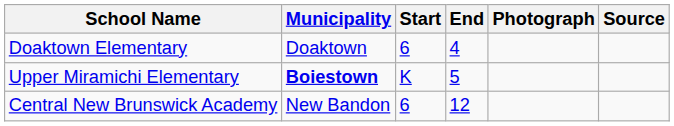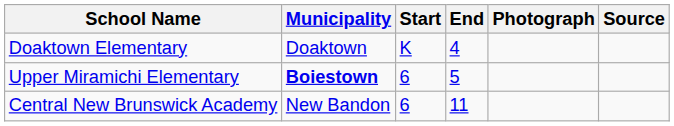(405, 47) 6 -> (406, 47) K
(406, 76) K -> (405, 76) 6
(460, 105) 12 -> (459, 105) 11
